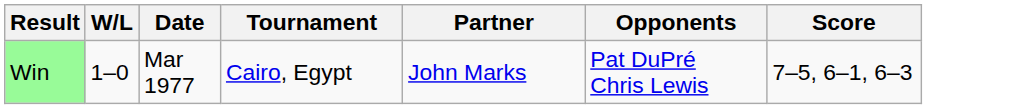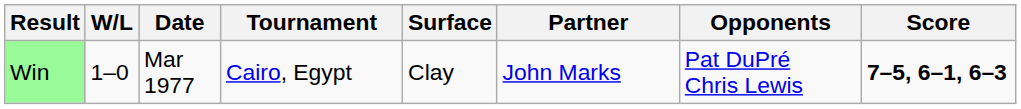+ column: (450, 22)
(842, 71) normal -> (937, 71) bold
